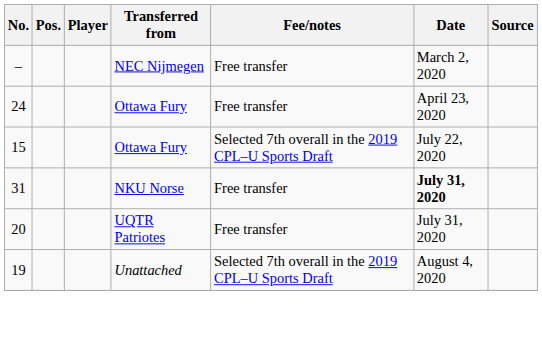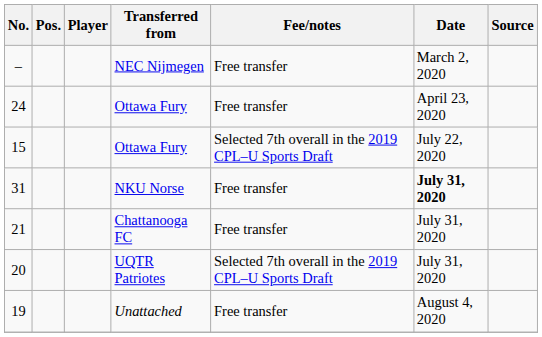+ row: (18, 229)
(251, 229) Free transfer -> (306, 270) Selected 7th overall in the 2019 CPL–U Sports Draft
(306, 270) Selected 7th overall in the 2019 CPL–U Sports Draft -> (251, 311) Free transfer
